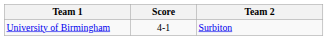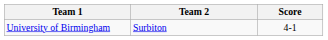columns swapped: (260, 12) <-> (164, 12)
